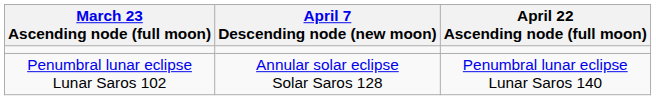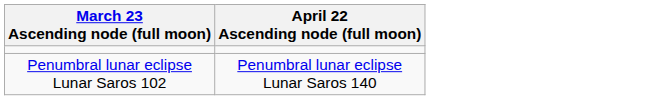- column: (327, 25)
